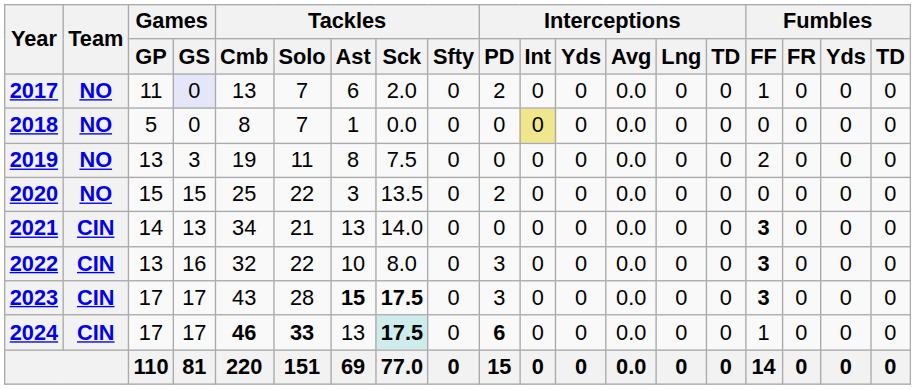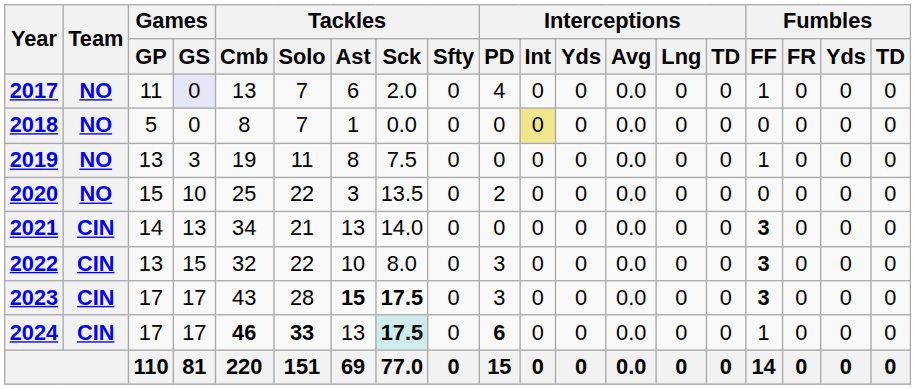(499, 90) 2 -> (499, 90) 4
(764, 159) 2 -> (764, 159) 1
(194, 194) 15 -> (194, 194) 10
(194, 263) 16 -> (194, 263) 15
